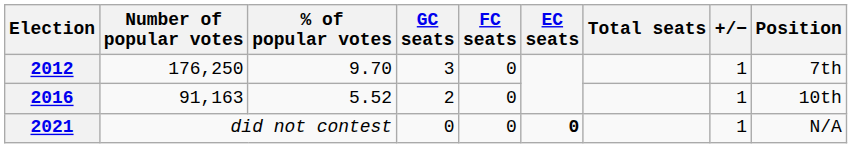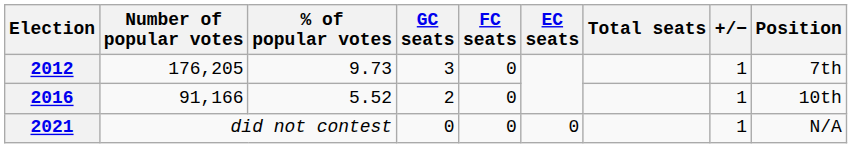(206, 69) 176,250 -> (206, 69) 176,205
(371, 69) 9.70 -> (371, 69) 9.73
(211, 98) 91,163 -> (211, 98) 91,166
(574, 128) bold -> (574, 128) normal
